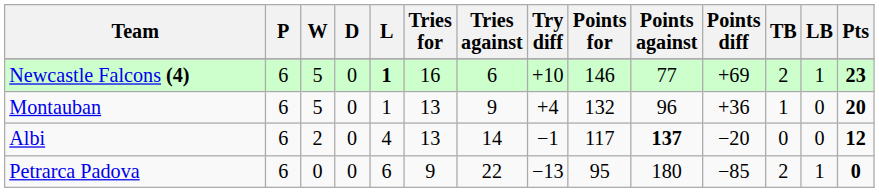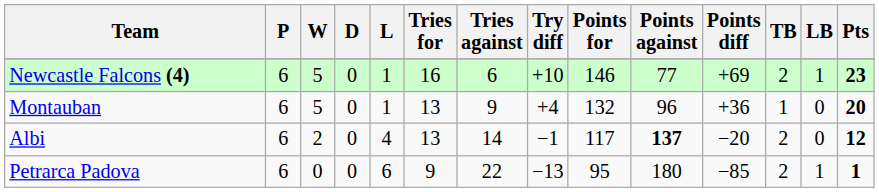(387, 75) bold -> (387, 75) normal
(783, 139) 0 -> (783, 139) 2
(856, 171) 0 -> (856, 171) 1
